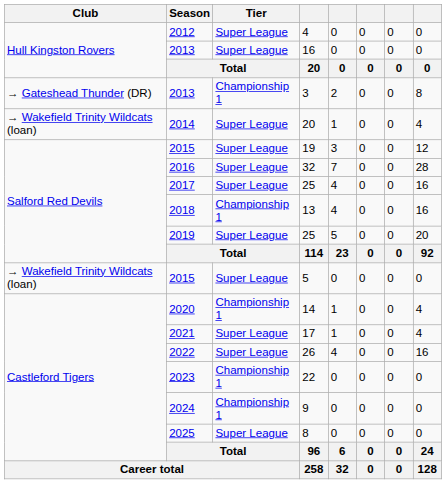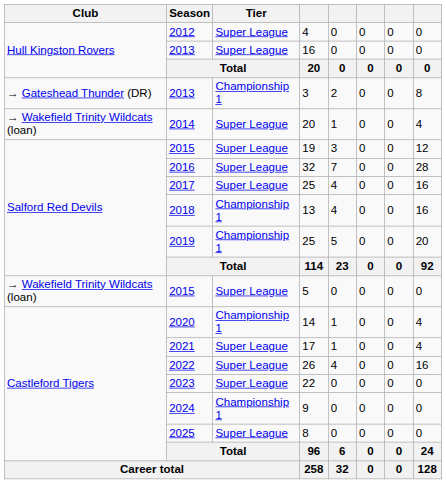(252, 235) Super League -> (252, 241) Championship 1
(252, 377) Championship 1 -> (252, 383) Super League
